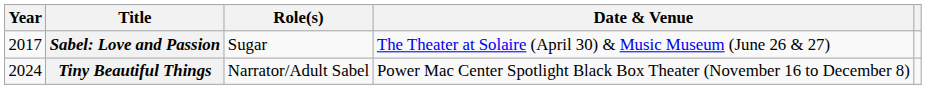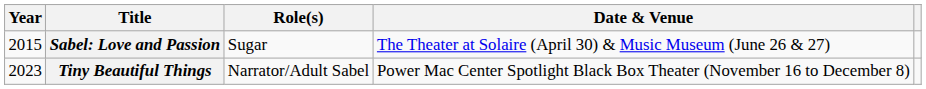(25, 44) 2017 -> (25, 44) 2015
(25, 71) 2024 -> (25, 71) 2023
